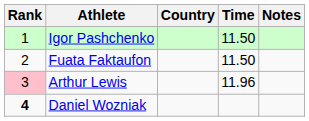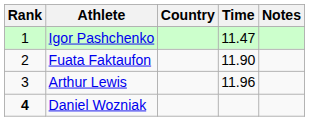(238, 37) 11.50 -> (238, 37) 11.47
(238, 60) 11.50 -> (238, 60) 11.90
(25, 82) pink background -> (25, 82) no background
